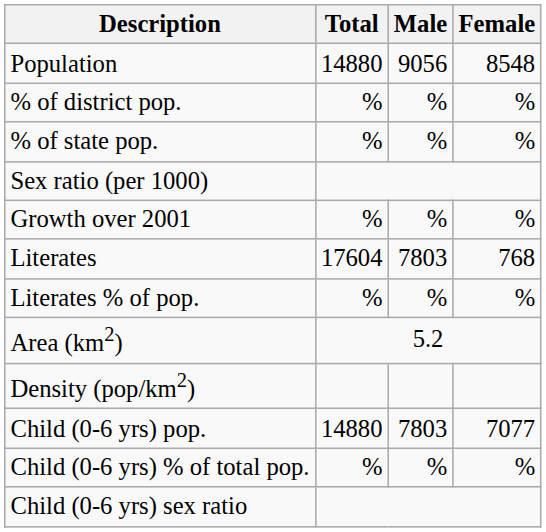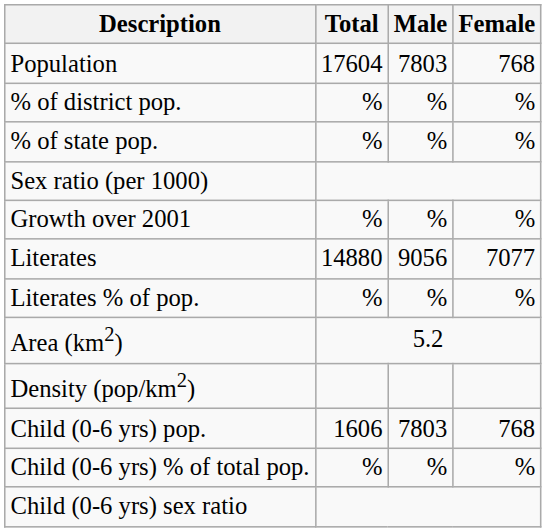(352, 63) 14880 -> (352, 63) 17604
(423, 63) 9056 -> (423, 63) 7803
(511, 63) 8548 -> (517, 63) 768
(352, 258) 17604 -> (352, 258) 14880
(423, 258) 7803 -> (423, 258) 9056
(517, 258) 768 -> (511, 258) 7077
(352, 428) 14880 -> (358, 428) 1606
(511, 428) 7077 -> (517, 428) 768
